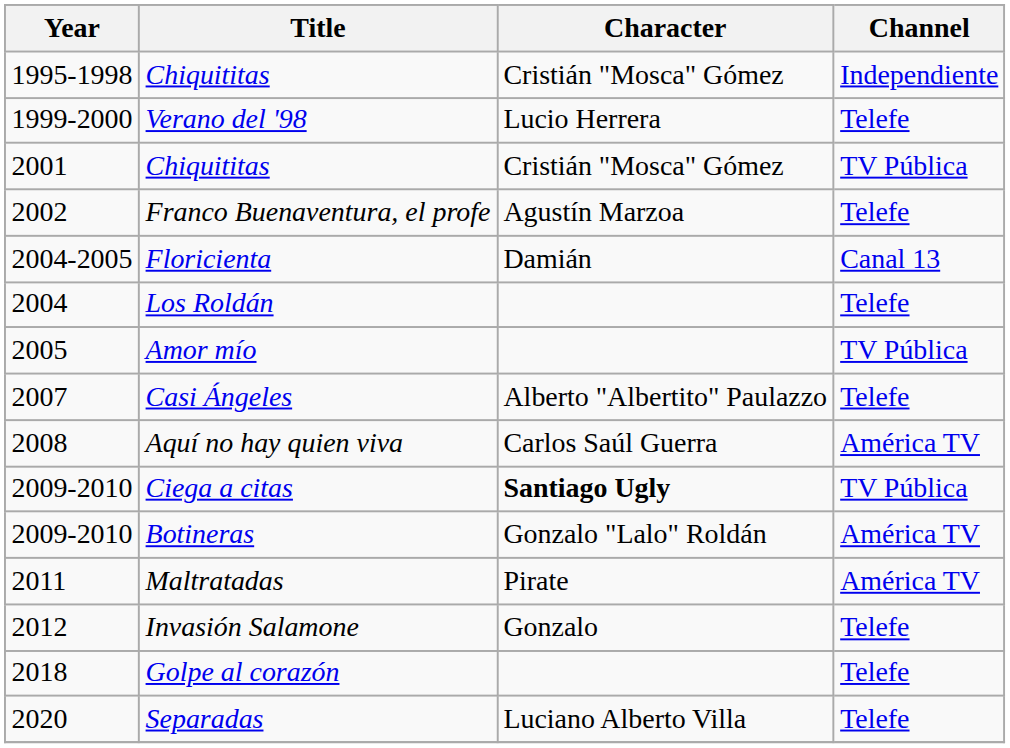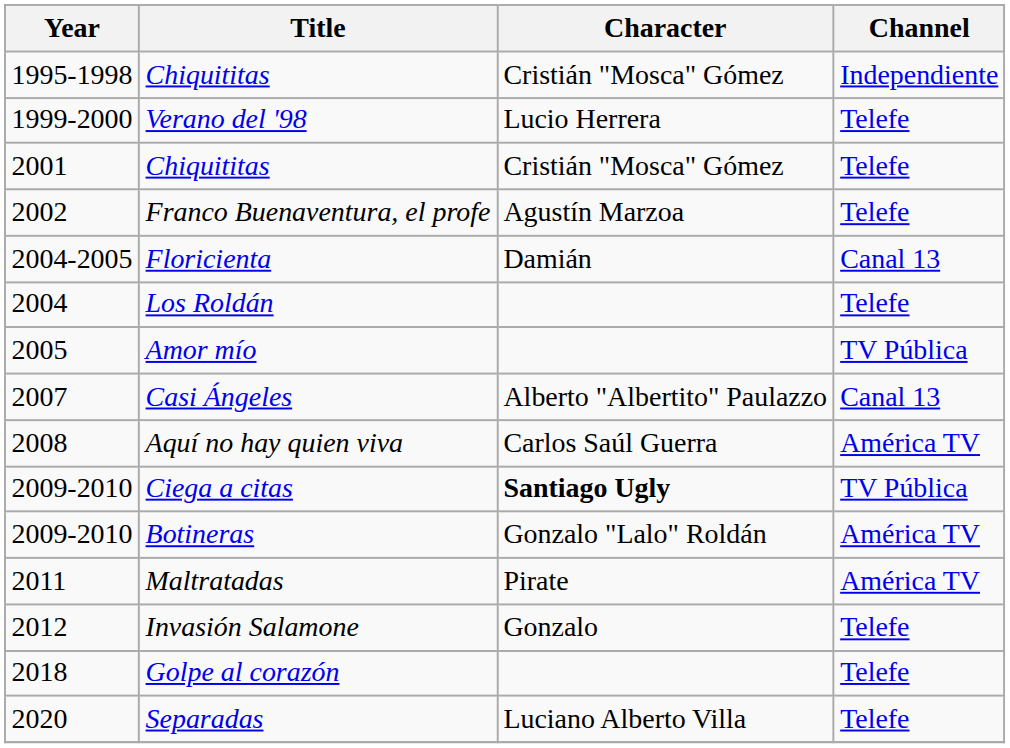(904, 166) TV Pública -> (875, 166) Telefe
(875, 396) Telefe -> (890, 396) Canal 13
